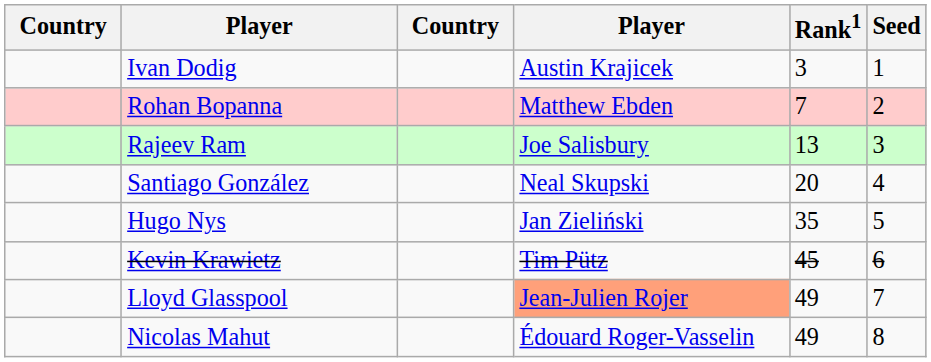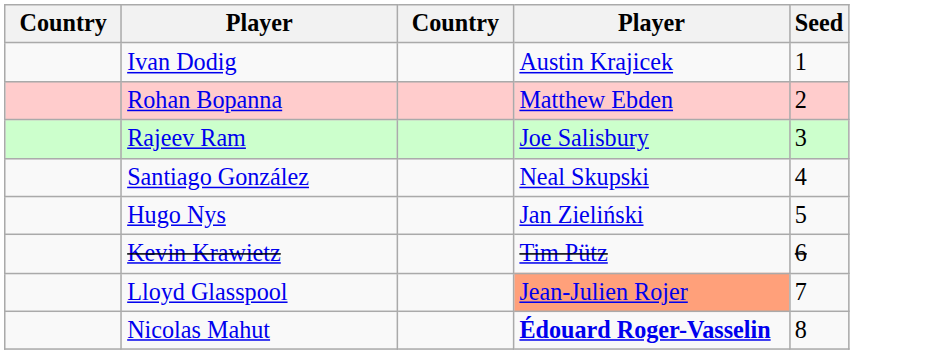- column: (828, 26)
(637, 336) normal -> (645, 330) bold
